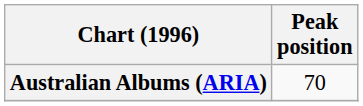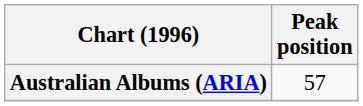(315, 82) 70 -> (315, 82) 57
